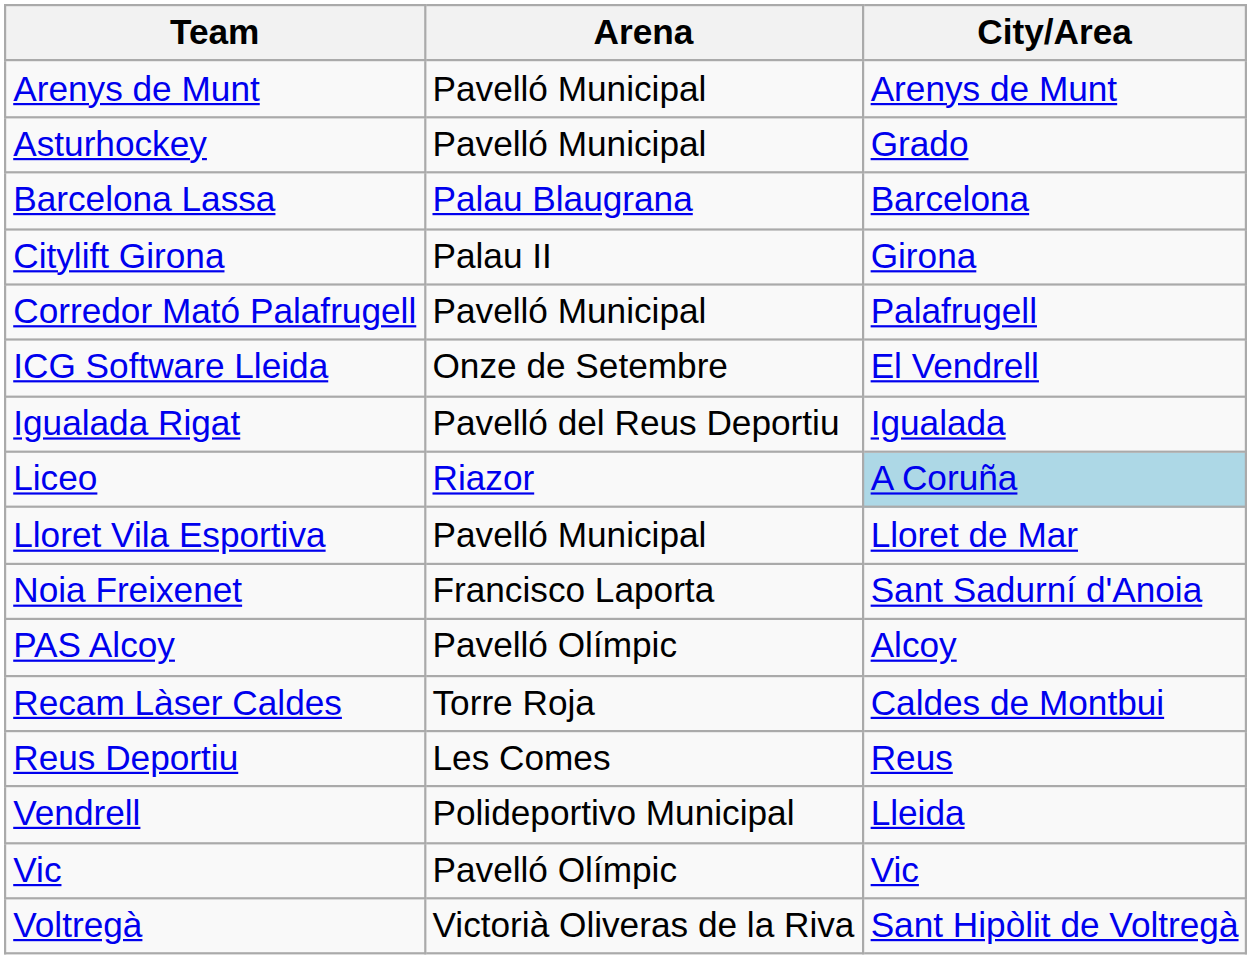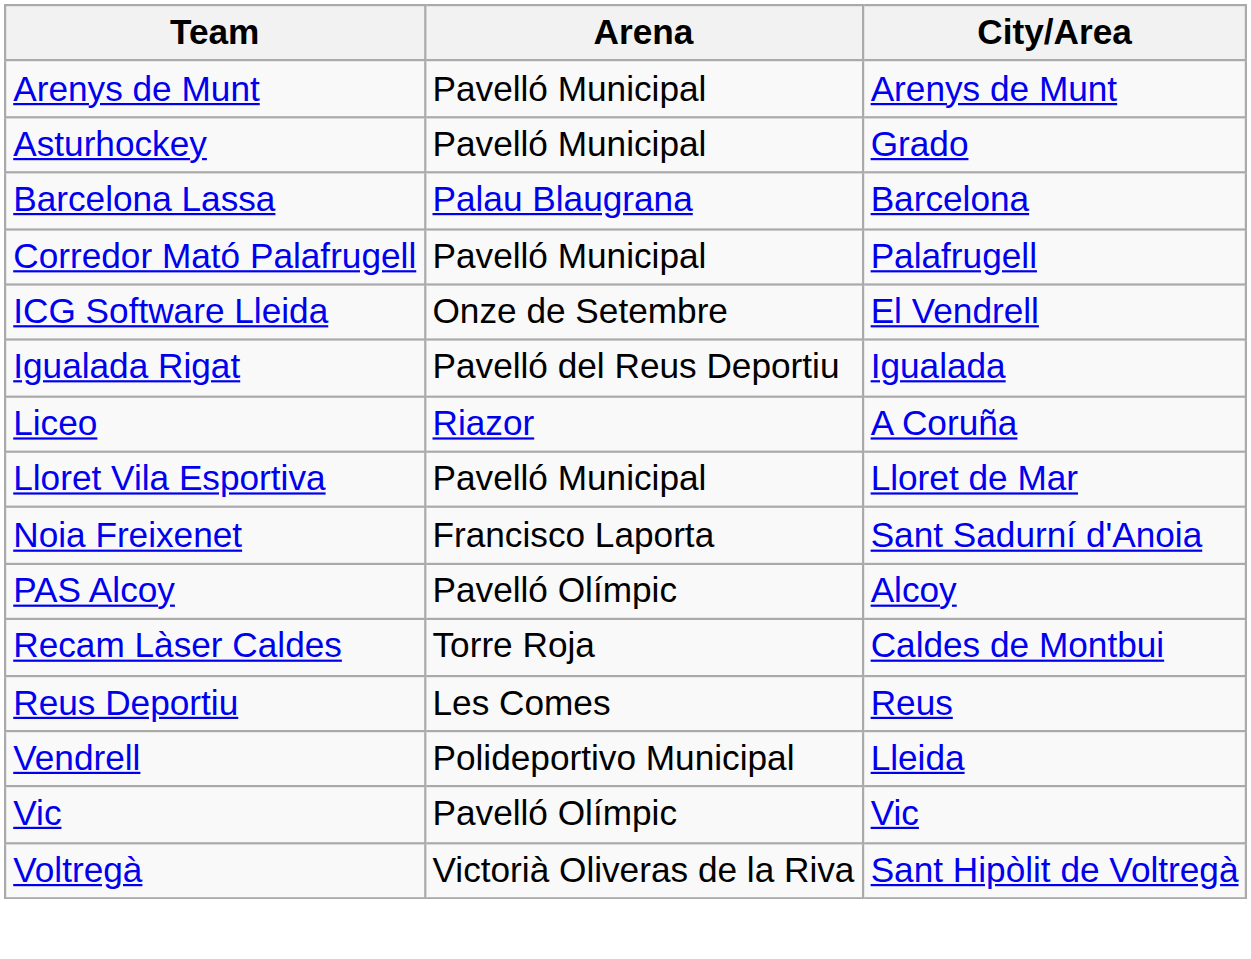- row: (119, 255)
(944, 479) lightblue background -> (944, 423) no background
